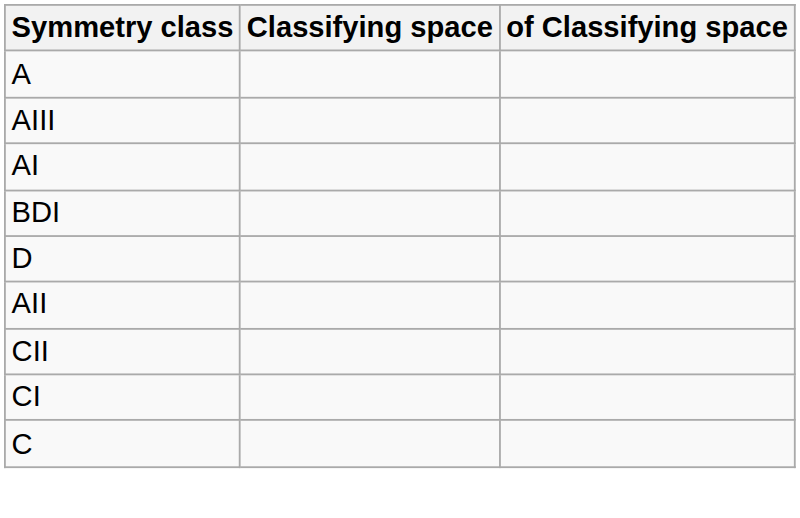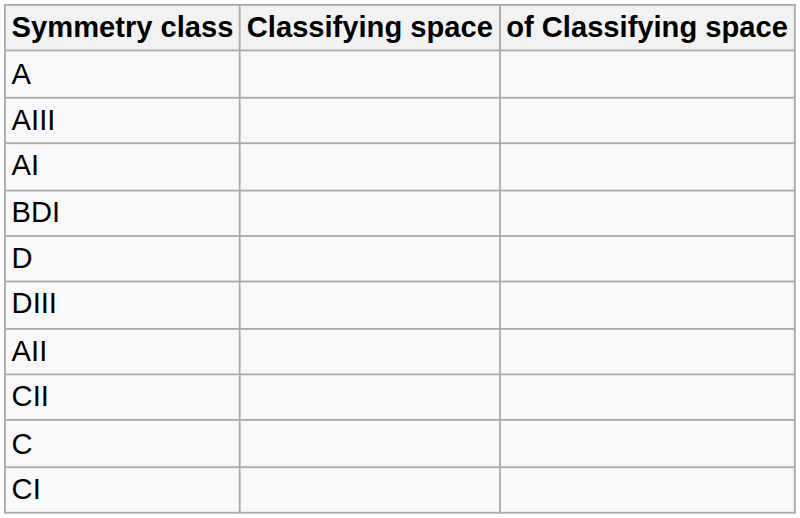+ row: (34, 304)
rows swapped: (22, 443) <-> (26, 397)
